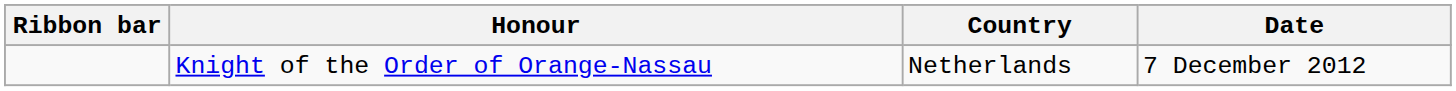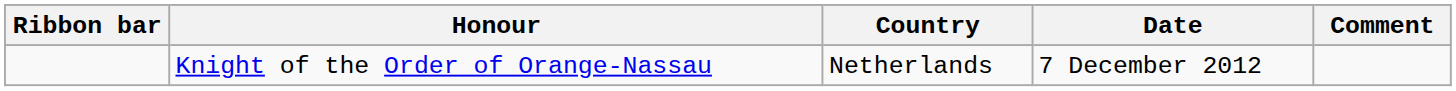+ column: (1382, 25)
